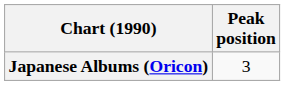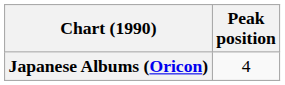(246, 66) 3 -> (246, 66) 4
